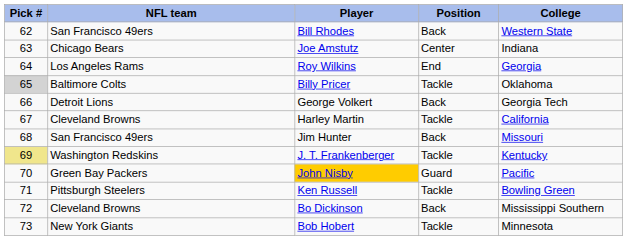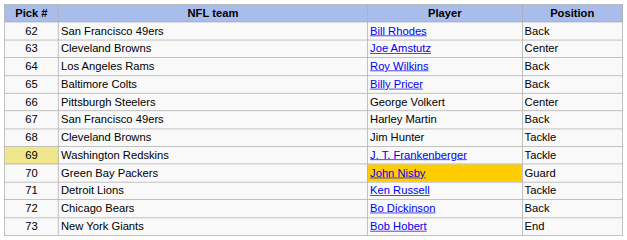- column: (561, 13)
(87, 48) Chicago Bears -> (106, 48) Cleveland Browns
(431, 66) End -> (537, 66) Back
(26, 84) lightgrey background -> (31, 84) no background
(437, 84) Tackle -> (537, 84) Back
(82, 102) Detroit Lions -> (108, 102) Pittsburgh Steelers
(433, 102) Back -> (541, 102) Center
(95, 119) Cleveland Browns -> (112, 119) San Francisco 49ers
(437, 119) Tackle -> (537, 119) Back
(102, 137) San Francisco 49ers -> (106, 137) Cleveland Browns
(433, 137) Back -> (540, 137) Tackle
(98, 191) Pittsburgh Steelers -> (92, 191) Detroit Lions
(95, 208) Cleveland Browns -> (98, 208) Chicago Bears
(437, 226) Tackle -> (535, 226) End
